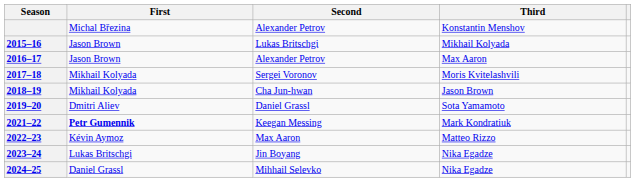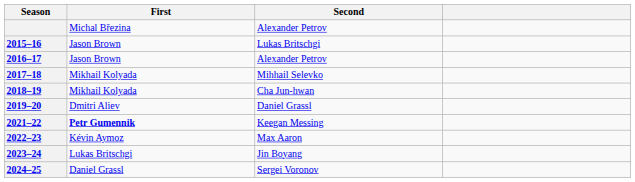- column: (533, 12)
(286, 75) Sergei Voronov -> (290, 75) Mihhail Selevko
(288, 169) Mihhail Selevko -> (288, 169) Sergei Voronov
